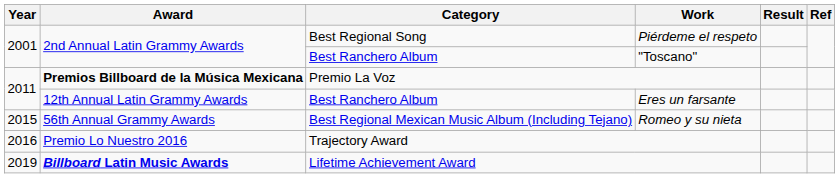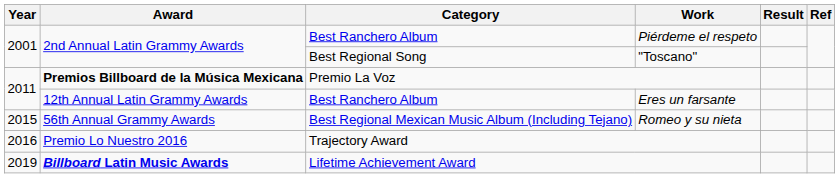(368, 36) Best Regional Song -> (373, 36) Best Ranchero Album
(373, 57) Best Ranchero Album -> (368, 57) Best Regional Song
